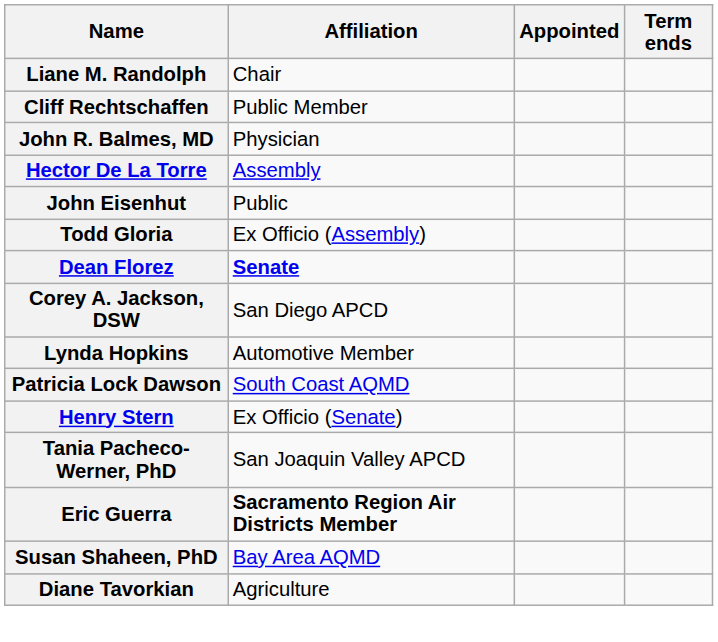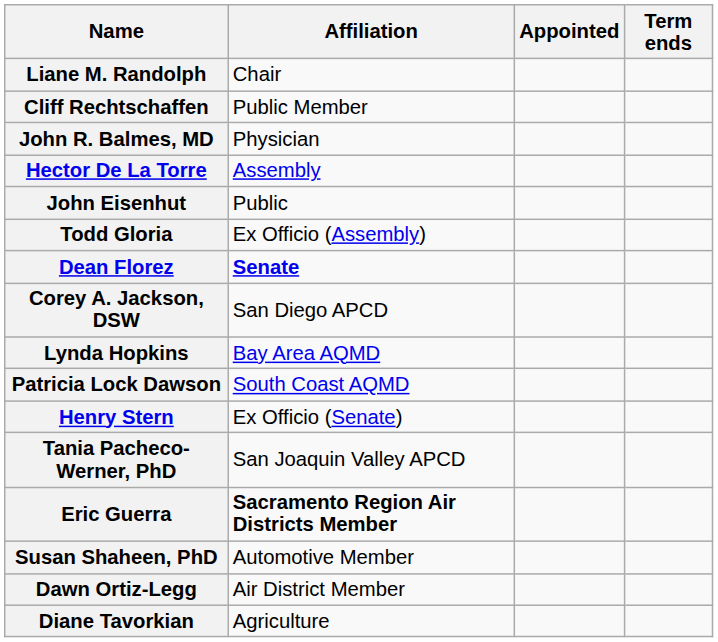(323, 352) Automotive Member -> (306, 352) Bay Area AQMD
(306, 557) Bay Area AQMD -> (323, 557) Automotive Member
+ row: (116, 589)
